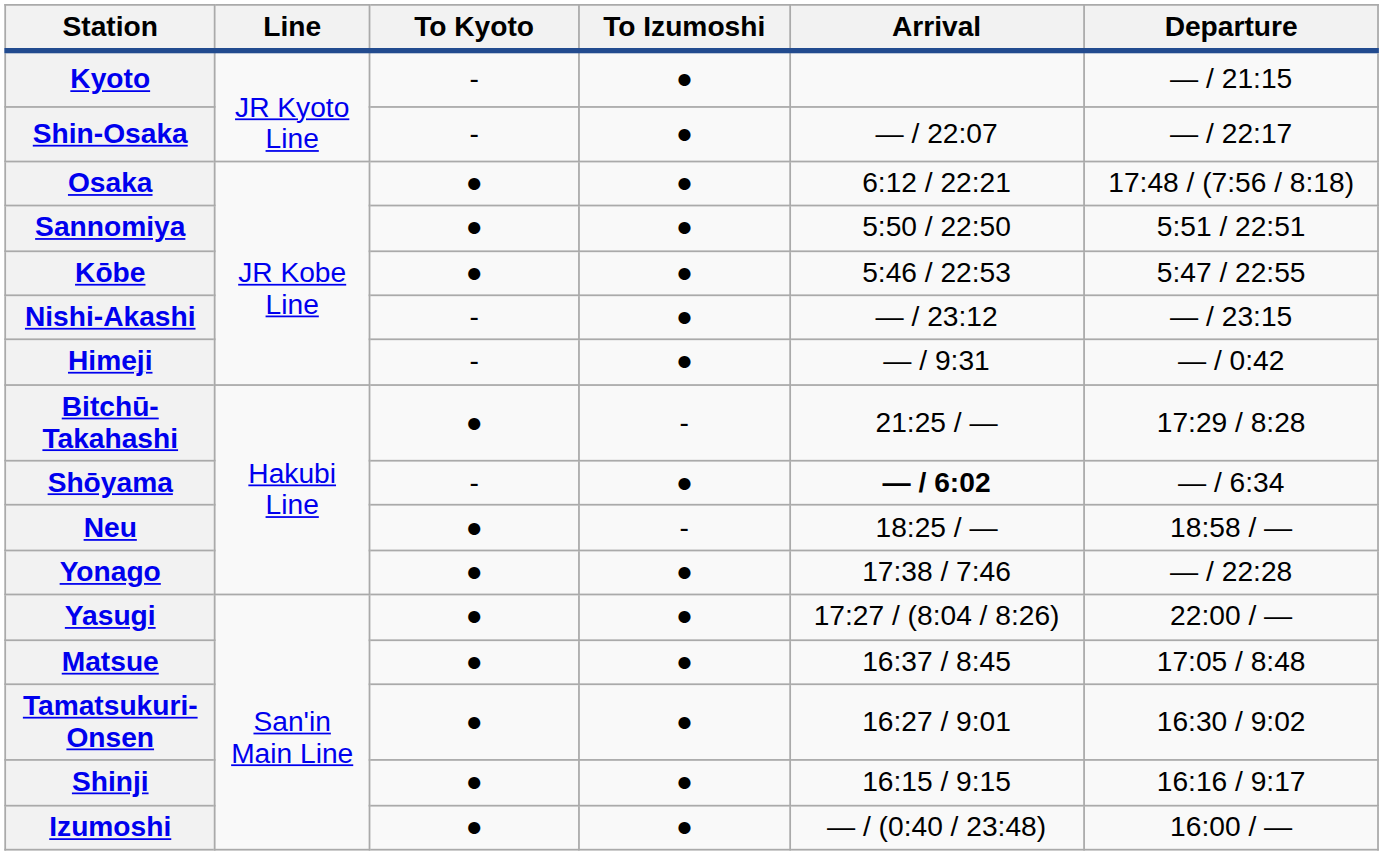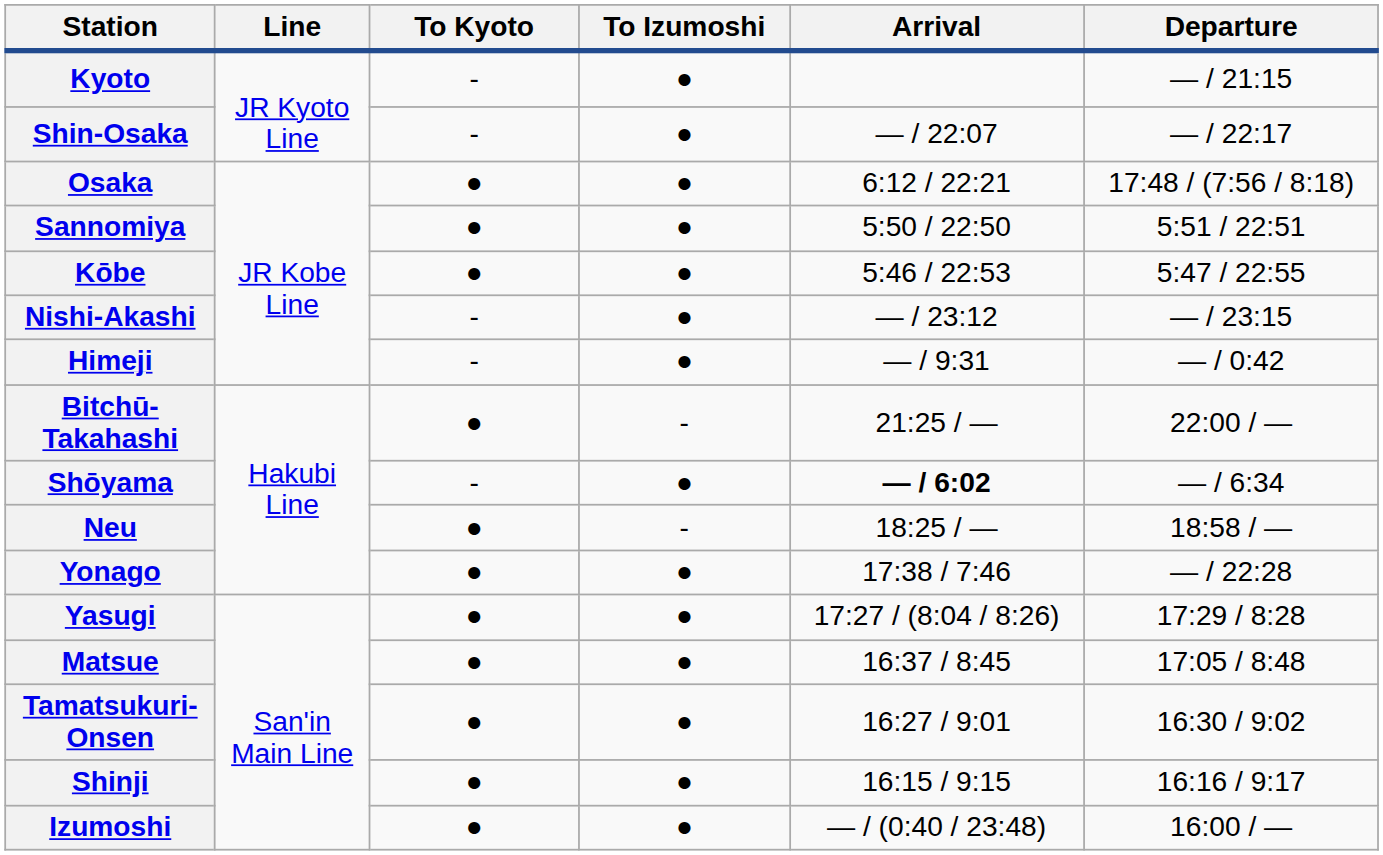(1231, 422) 17:29 / 8:28 -> (1231, 422) 22:00 / —
(1231, 616) 22:00 / — -> (1231, 616) 17:29 / 8:28
